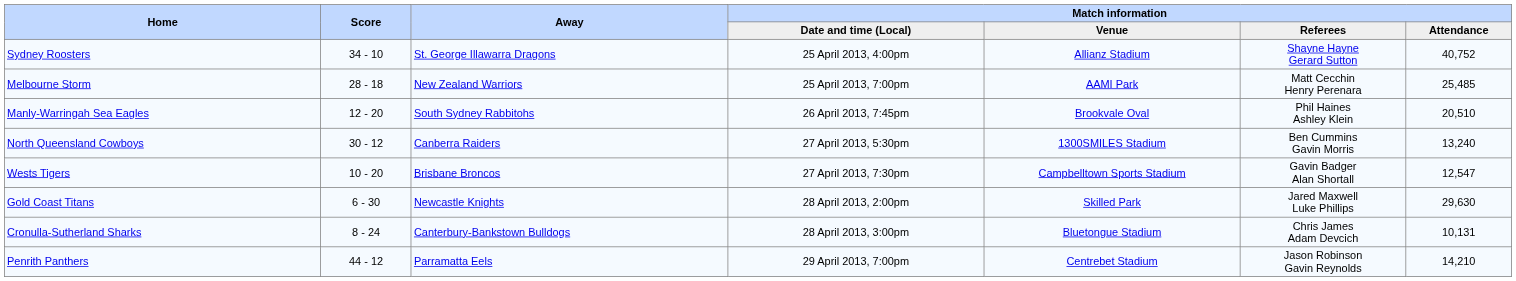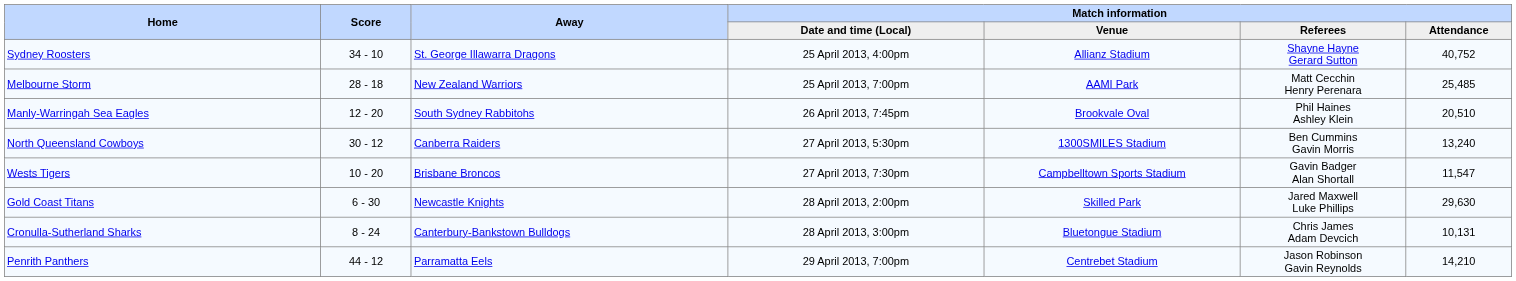(1459, 173) 12,547 -> (1459, 173) 11,547
